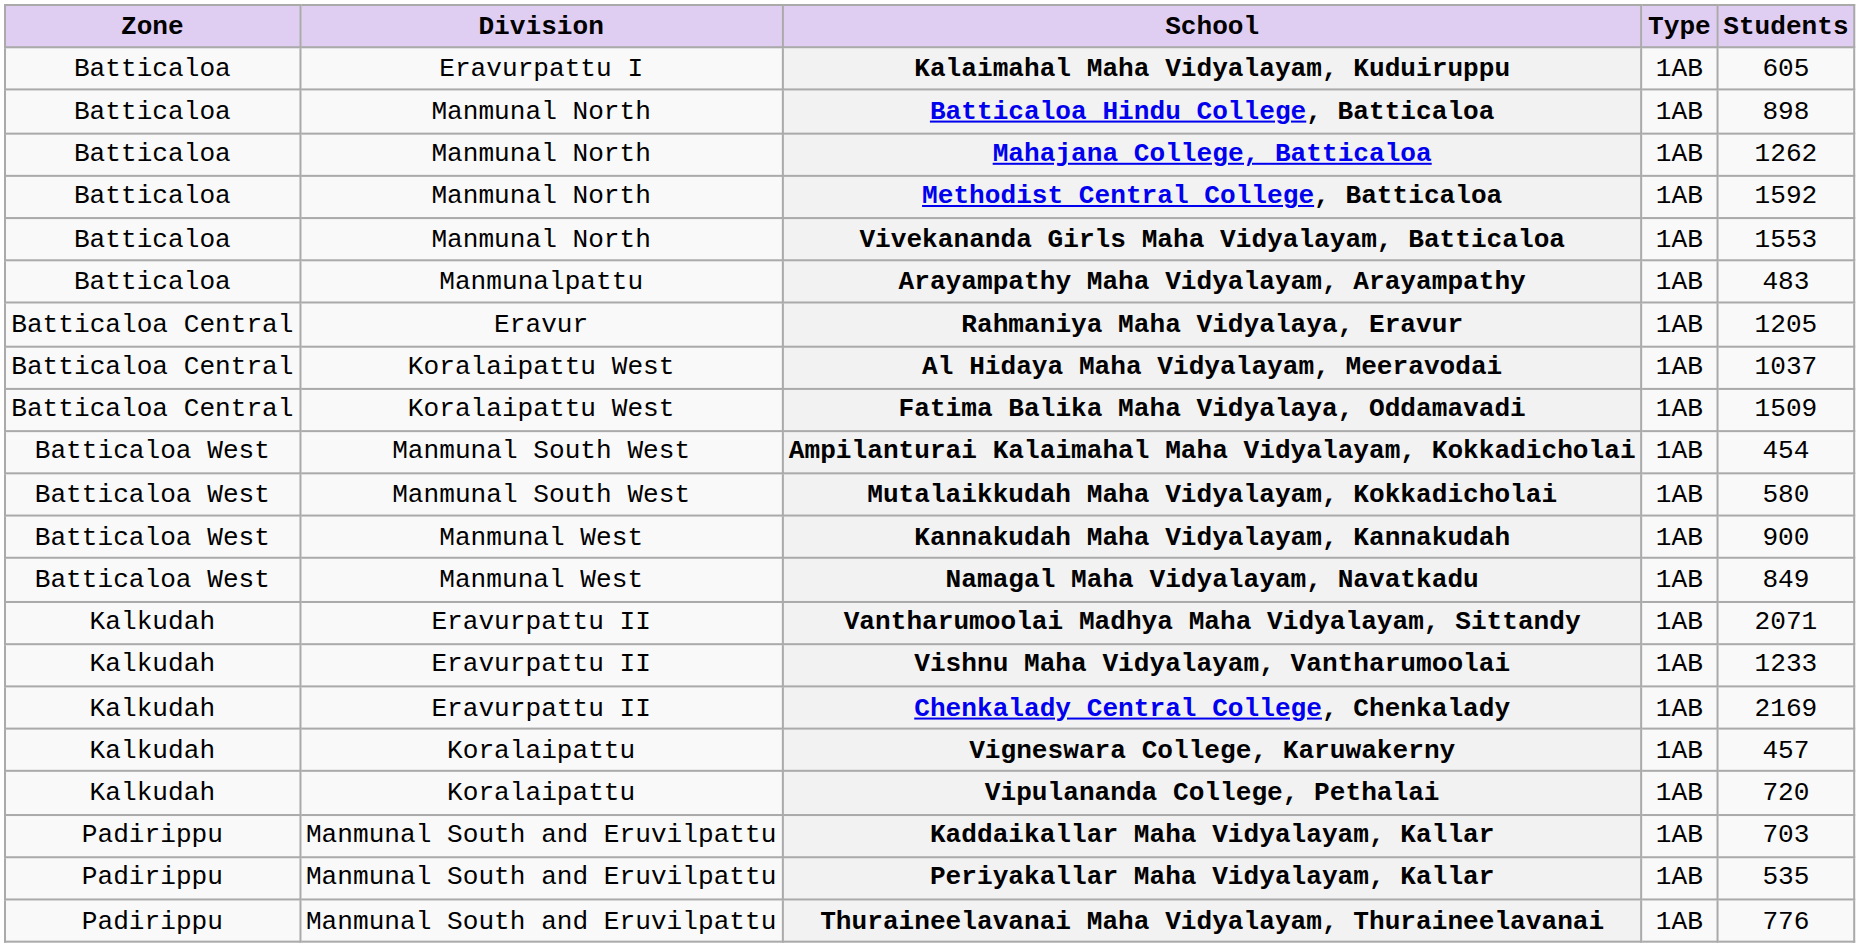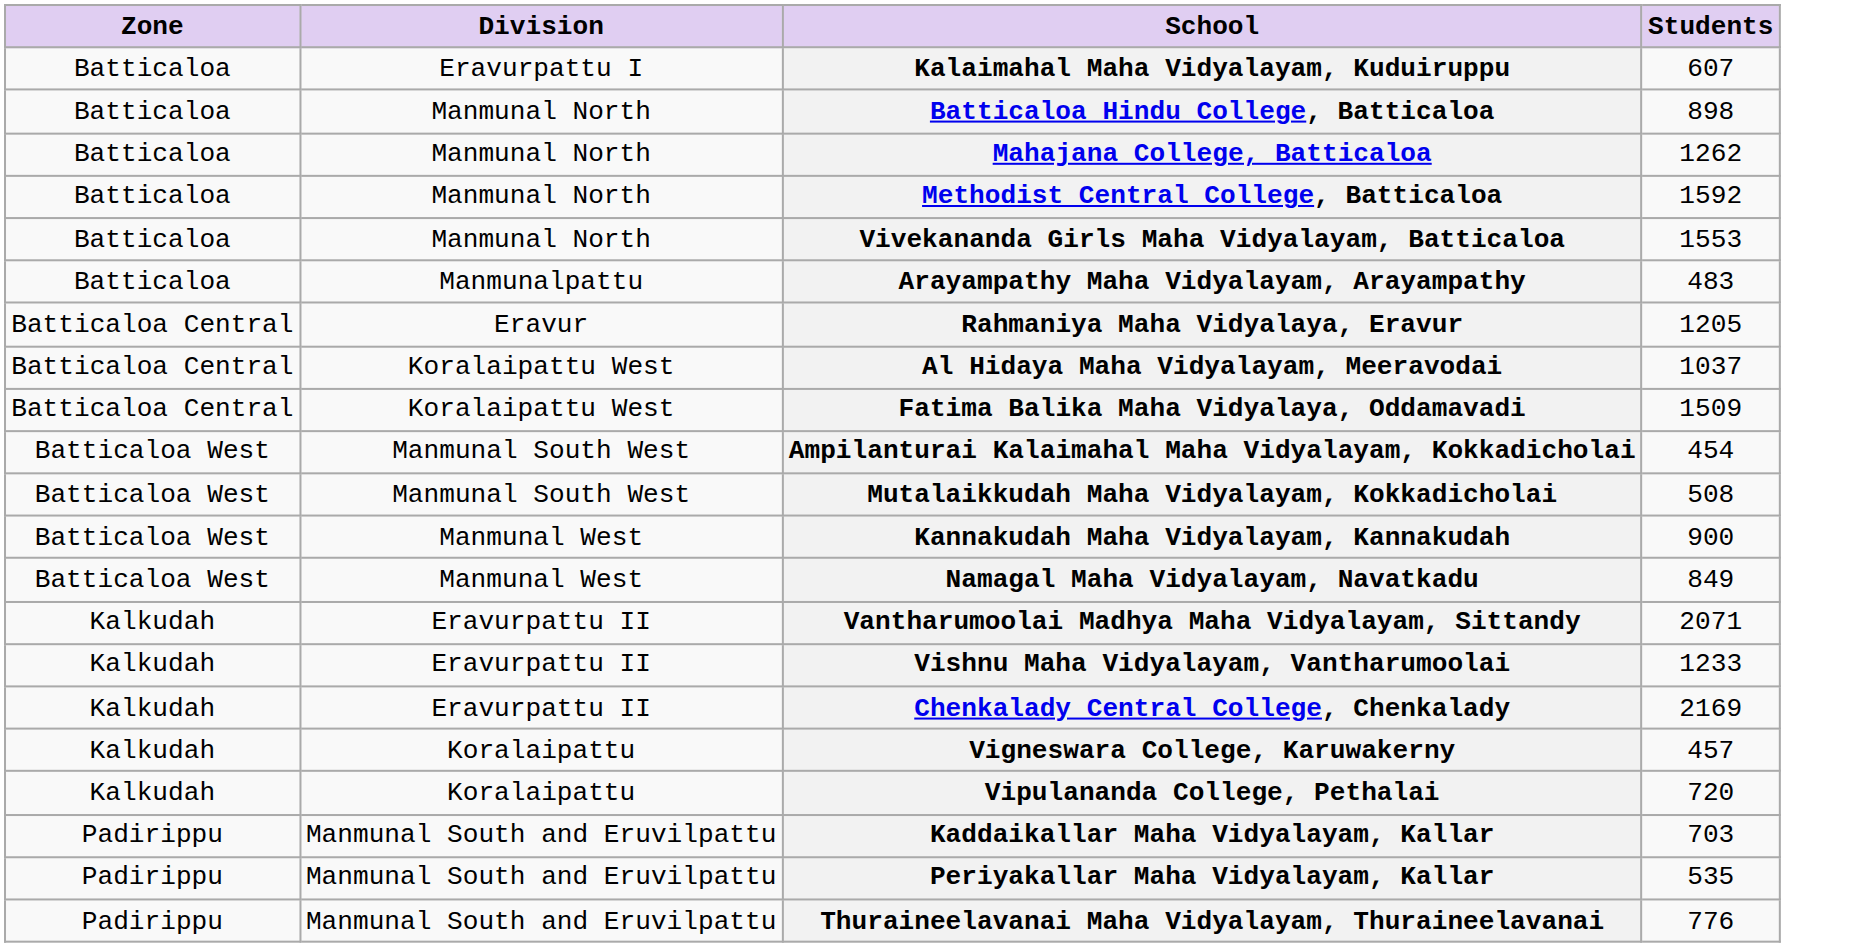- column: (1679, 26)
(1786, 69) 605 -> (1711, 69) 607
(1786, 495) 580 -> (1711, 495) 508
